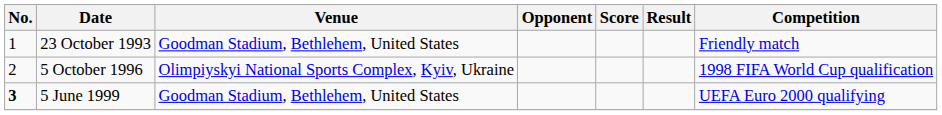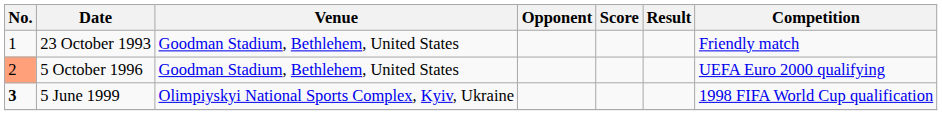(12, 69) no background -> (12, 69) lightsalmon background
(336, 69) Olimpiyskyi National Sports Complex, Kyiv, Ukraine -> (309, 69) Goodman Stadium, Bethlehem, United States
(816, 69) 1998 FIFA World Cup qualification -> (792, 69) UEFA Euro 2000 qualifying
(309, 95) Goodman Stadium, Bethlehem, United States -> (336, 95) Olimpiyskyi National Sports Complex, Kyiv, Ukraine
(792, 95) UEFA Euro 2000 qualifying -> (816, 95) 1998 FIFA World Cup qualification
